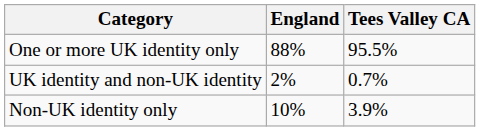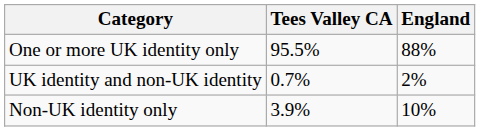columns swapped: (409, 19) <-> (305, 19)
